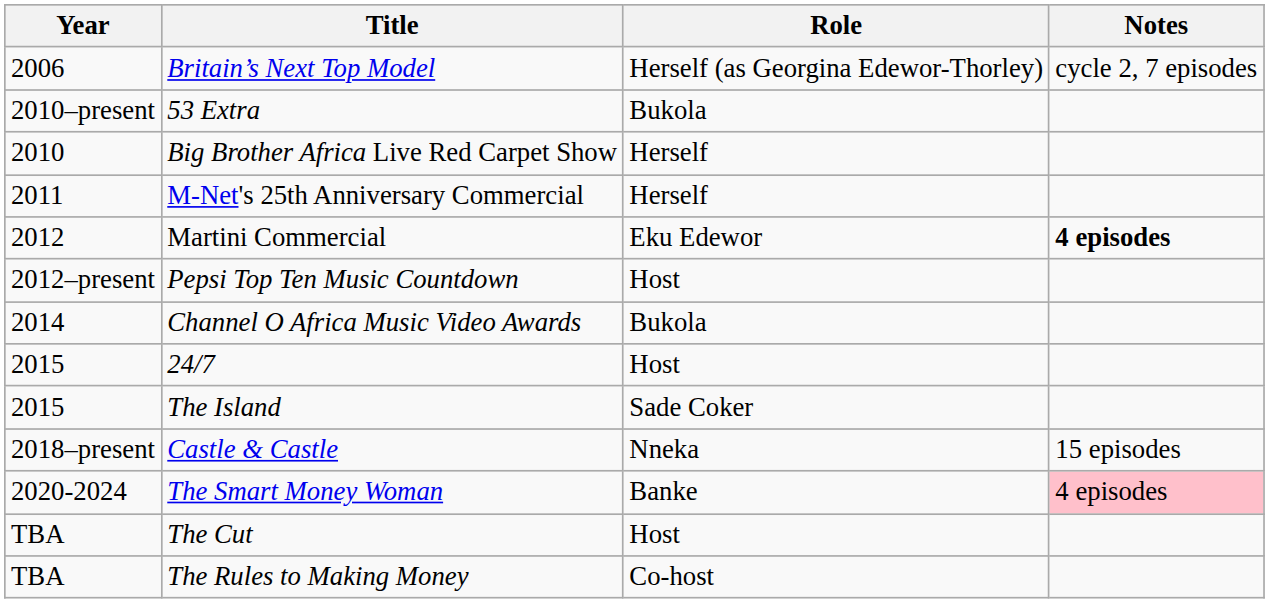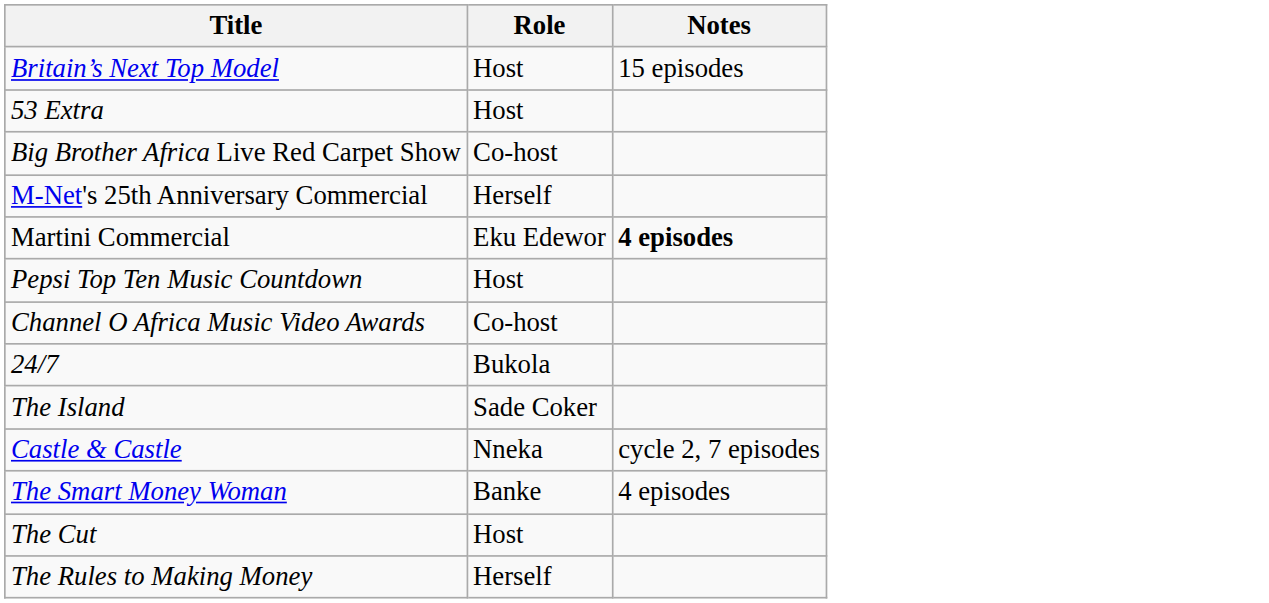- column: (83, 25)
(836, 68) Herself (as Georgina Edewor-Thorley) -> (498, 68) Host
(1156, 68) cycle 2, 7 episodes -> (681, 68) 15 episodes
(668, 110) Bukola -> (498, 110) Host
(669, 152) Herself -> (515, 152) Co-host
(668, 322) Bukola -> (515, 322) Co-host
(655, 364) Host -> (512, 364) Bukola
(1118, 449) 15 episodes -> (719, 449) cycle 2, 7 episodes
(1111, 491) pink background -> (674, 491) no background
(672, 576) Co-host -> (512, 576) Herself
